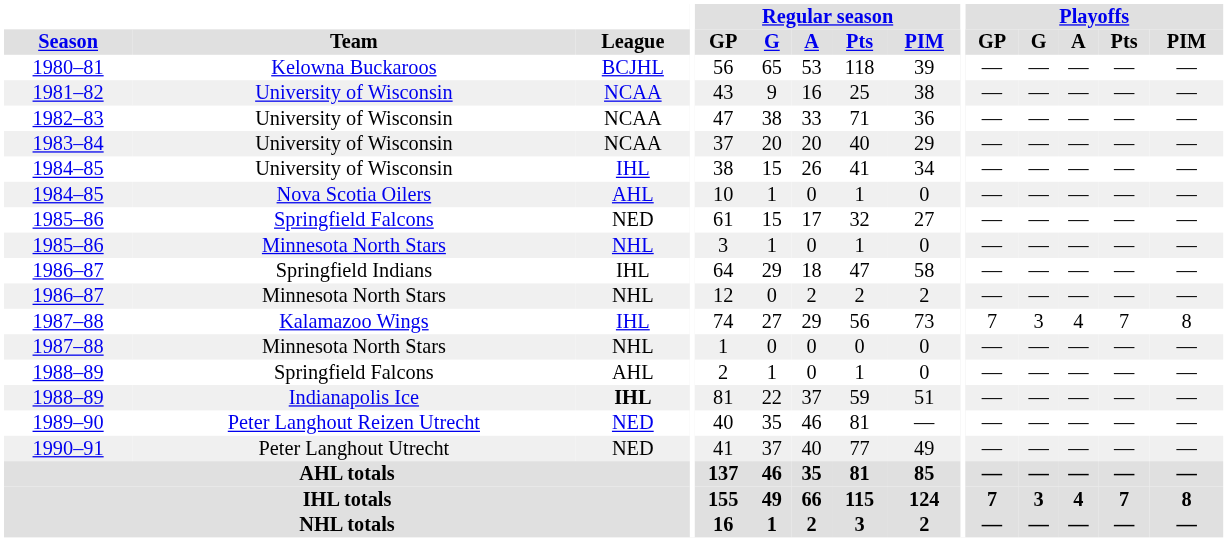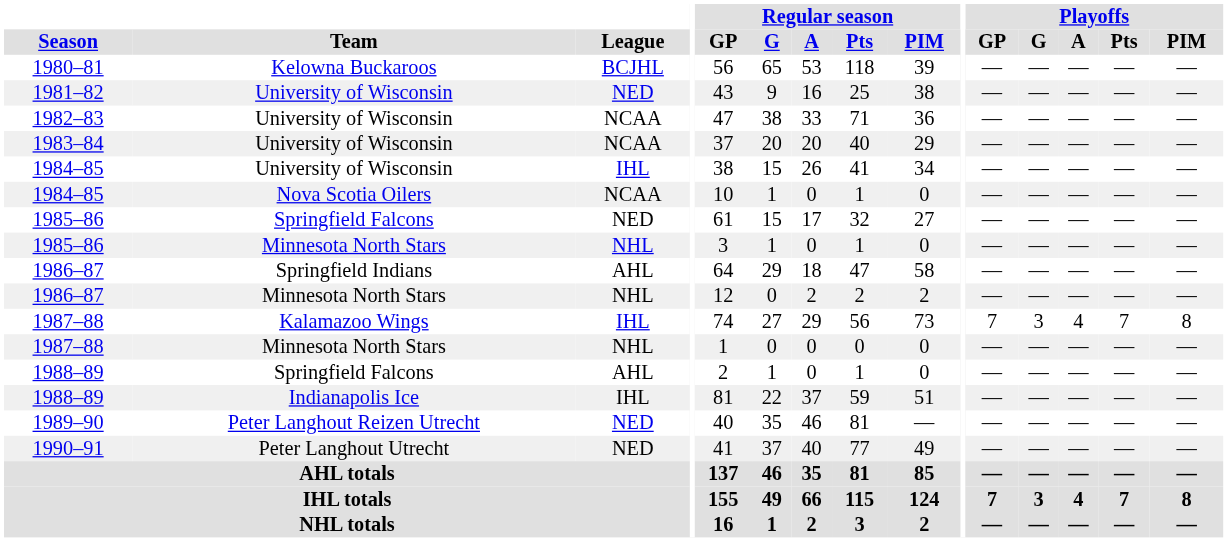(633, 92) NCAA -> (633, 92) NED
(633, 194) AHL -> (633, 194) NCAA
(633, 270) IHL -> (633, 270) AHL
(633, 397) bold -> (633, 397) normal
